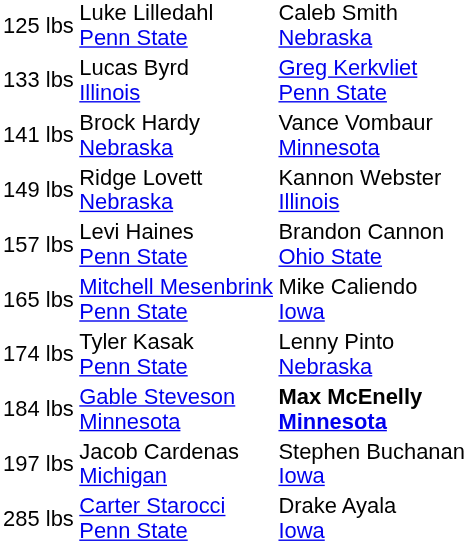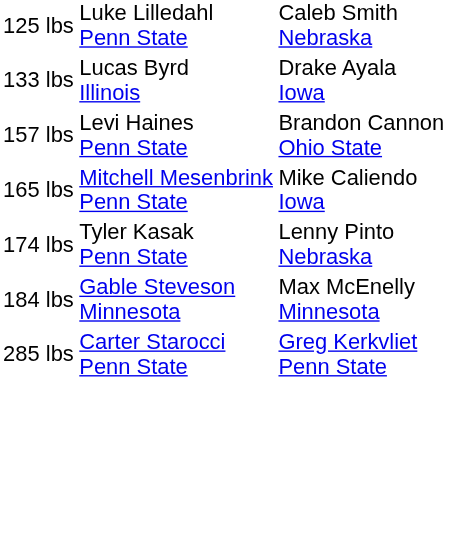(348, 80) Greg Kerkvliet Penn State -> (337, 80) Drake Ayala Iowa
- row: (38, 135)
- row: (38, 189)
(350, 409) bold -> (347, 299) normal
- row: (38, 463)
(337, 518) Drake Ayala Iowa -> (348, 354) Greg Kerkvliet Penn State
